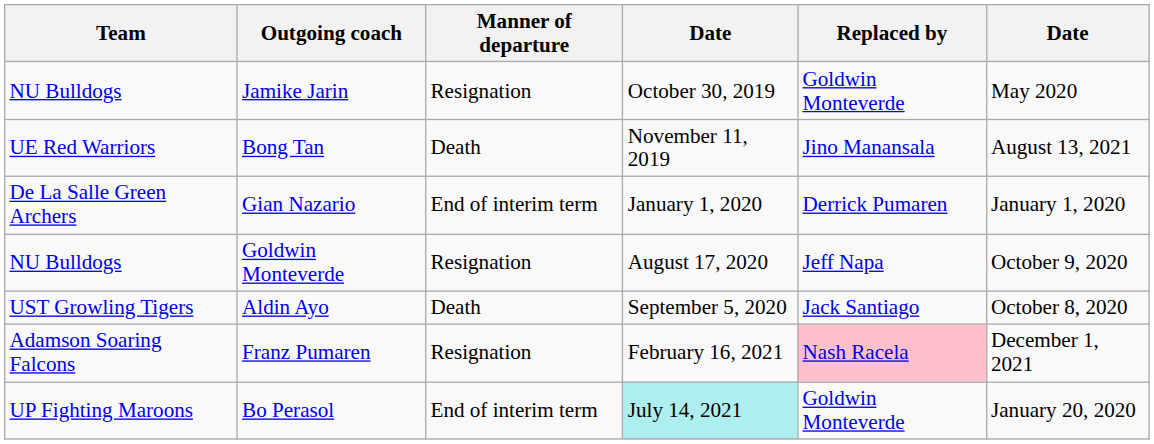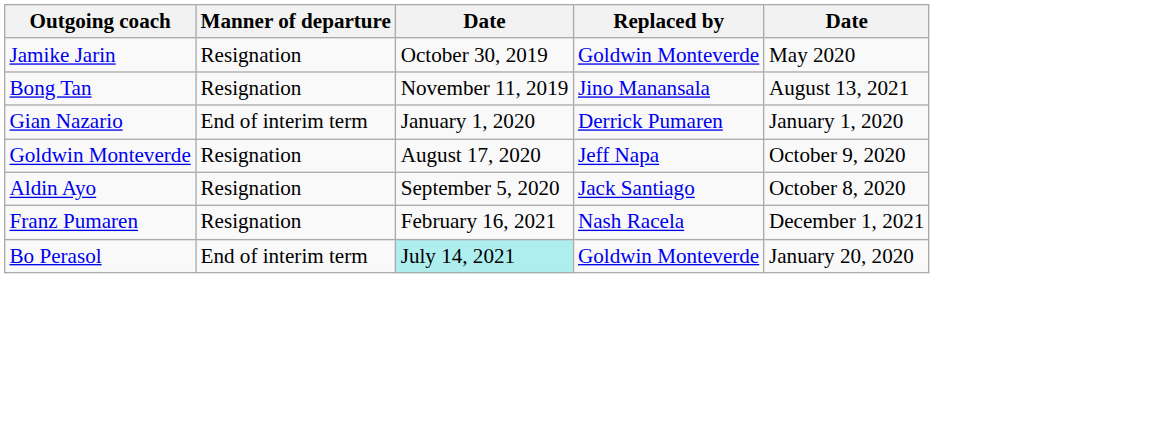- column: (121, 33)
(456, 147) Death -> (251, 88) Resignation
(456, 307) Death -> (251, 188) Resignation
(856, 352) pink background -> (631, 222) no background
